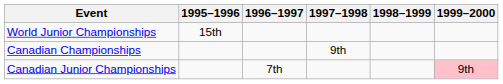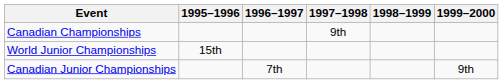rows swapped: (82, 32) <-> (74, 50)
(466, 69) pink background -> (466, 69) no background
